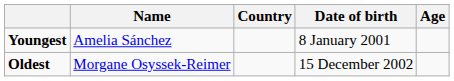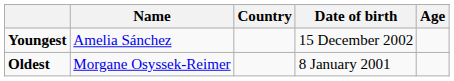(345, 40) 8 January 2001 -> (356, 40) 15 December 2002
(356, 64) 15 December 2002 -> (345, 64) 8 January 2001
